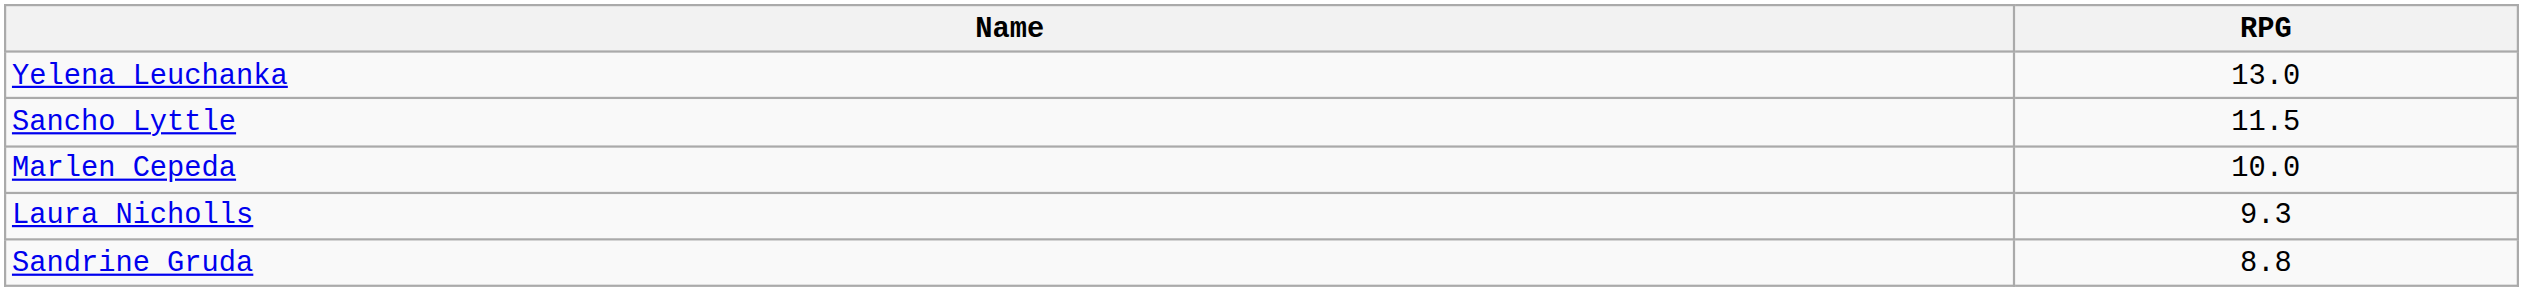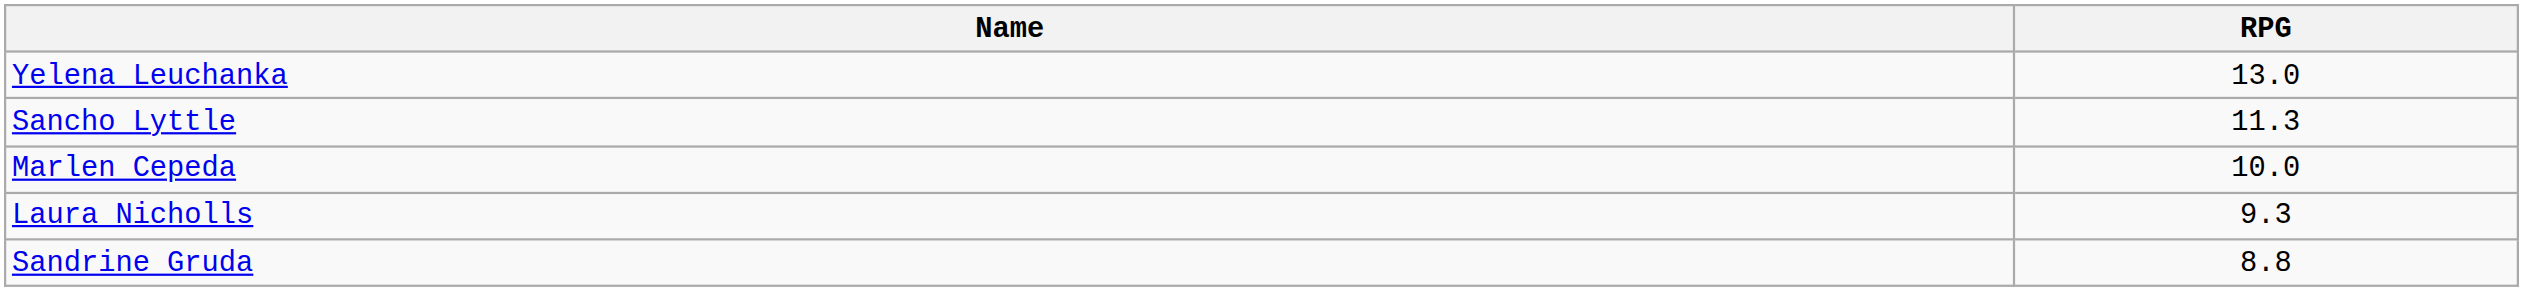(2266, 122) 11.5 -> (2266, 122) 11.3
